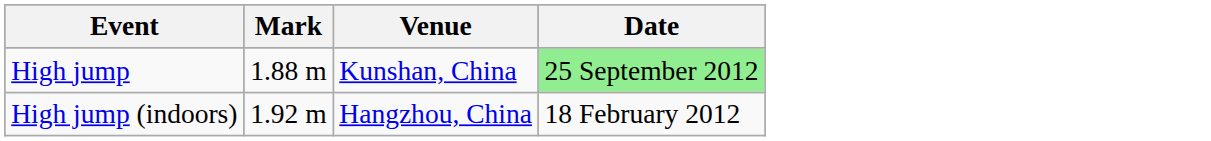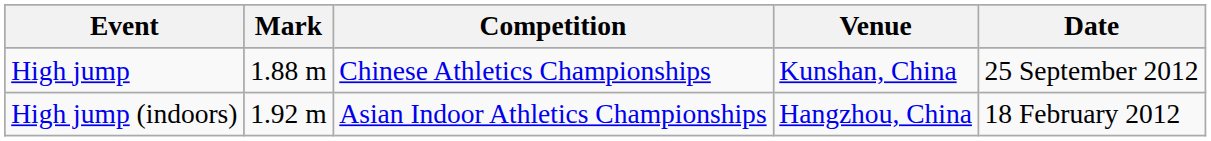+ column: (553, 26)
(652, 69) lightgreen background -> (1092, 69) no background
